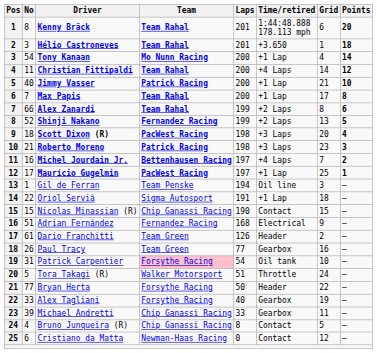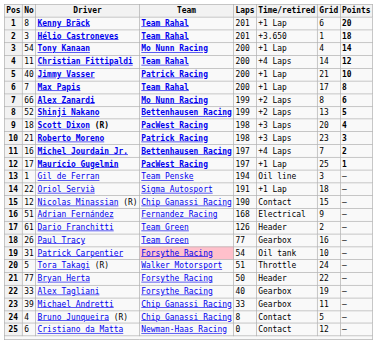(284, 28) 1:44:48.888 178.113 mph -> (273, 24) +1 Lap
(165, 109) Team Rahal -> (175, 100) Mo Nunn Racing
(179, 122) Fernandez Racing -> (186, 113) Bettenhausen Racing
(29, 211) 15 -> (29, 202) 12
